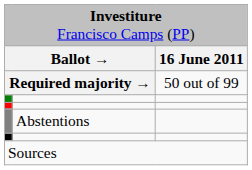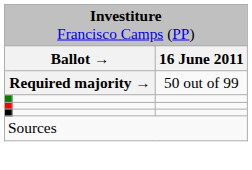- row: (8, 121)
